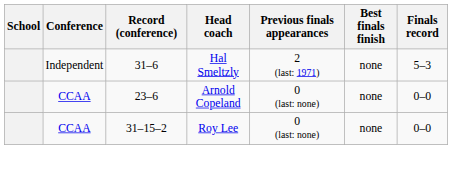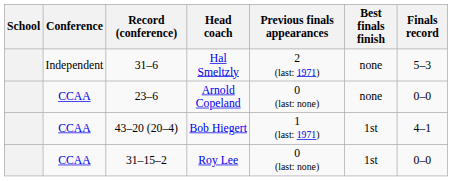+ row: (218, 128)
(371, 128) none -> (371, 160) 1st
